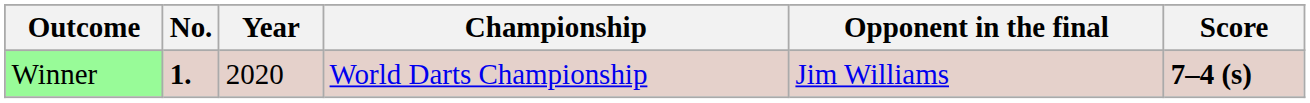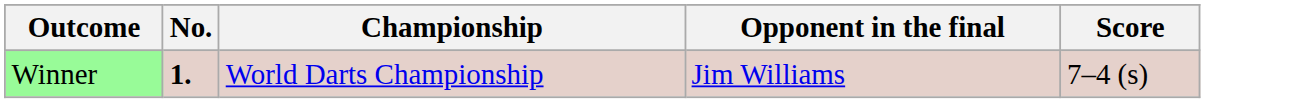- column: (271, 27)
(1211, 73) bold -> (1108, 73) normal
